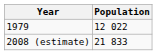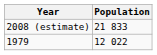rows swapped: (18, 27) <-> (48, 42)
